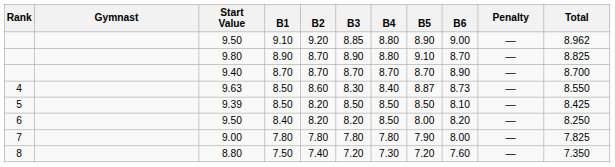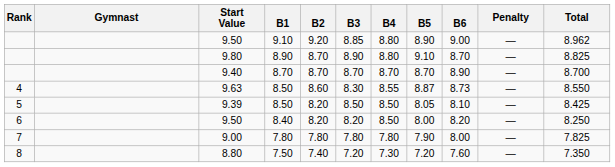(389, 89) 8.40 -> (389, 89) 8.55
(424, 105) 8.50 -> (424, 105) 8.05
